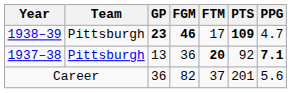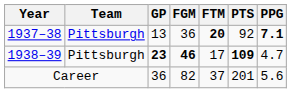rows swapped: (35, 57) <-> (35, 36)
